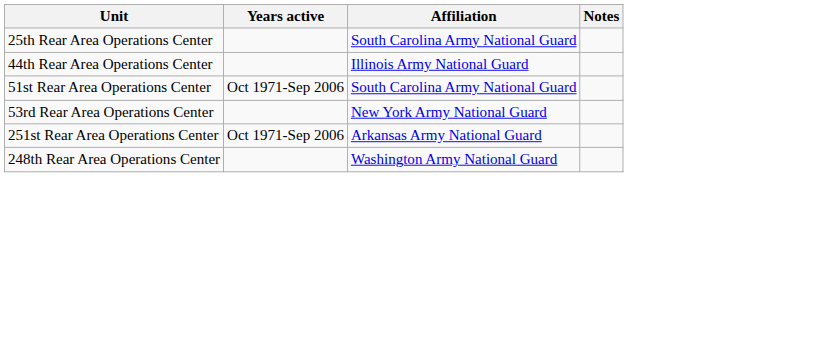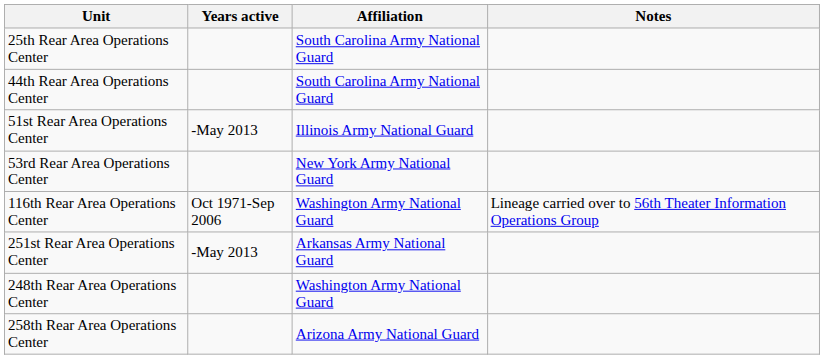(440, 64) Illinois Army National Guard -> (388, 89) South Carolina Army National Guard
(286, 87) Oct 1971-Sep 2006 -> (225, 130) -May 2013
(464, 87) South Carolina Army National Guard -> (385, 130) Illinois Army National Guard
+ row: (92, 211)
(286, 135) Oct 1971-Sep 2006 -> (225, 252) -May 2013
+ row: (92, 334)
